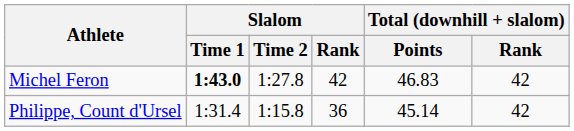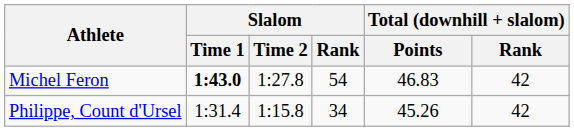(338, 80) 42 -> (338, 80) 54
(338, 111) 36 -> (338, 111) 34
(418, 111) 45.14 -> (418, 111) 45.26
